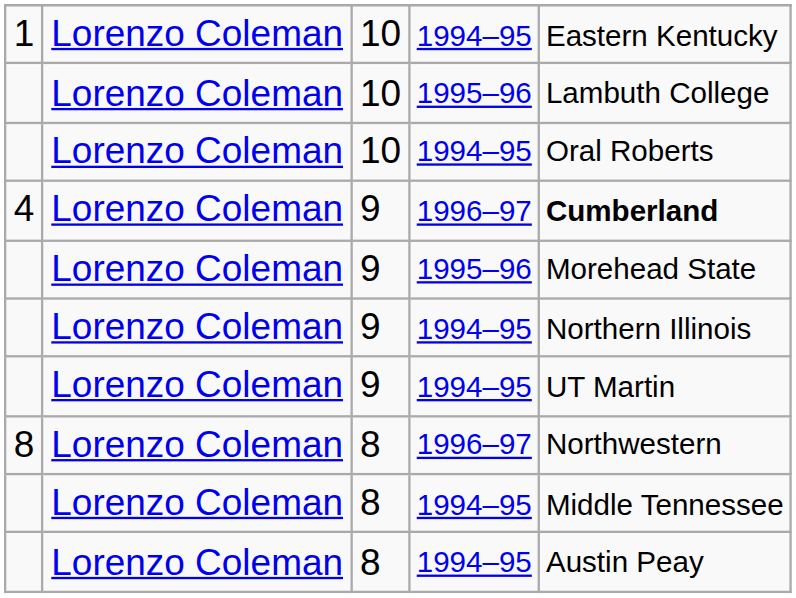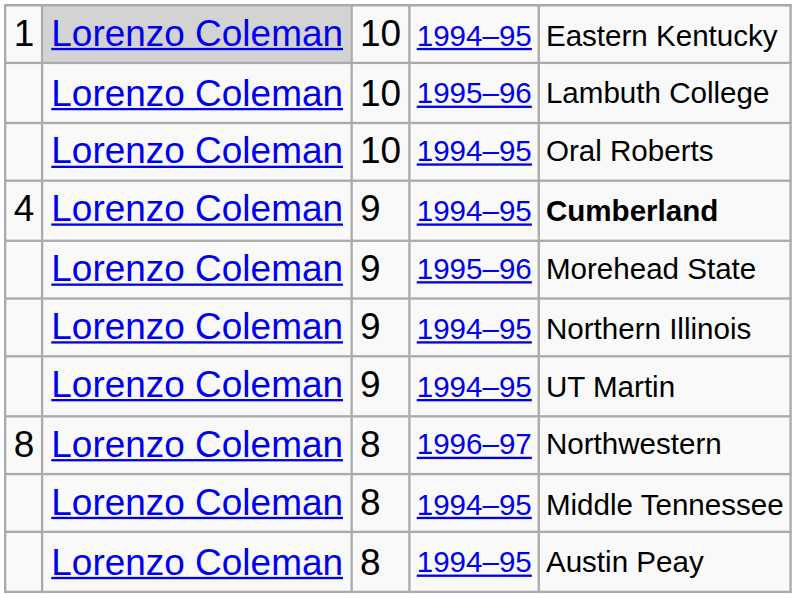(197, 33) no background -> (197, 33) lightgrey background
(474, 210) 1996–97 -> (474, 210) 1994–95
